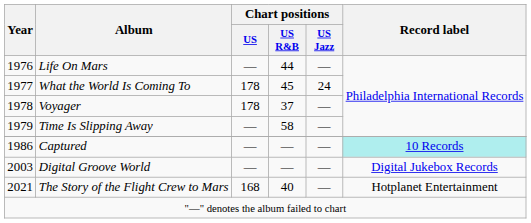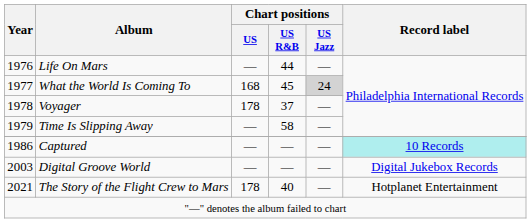(250, 85) 178 -> (250, 85) 168
(324, 85) no background -> (324, 85) lightgrey background
(250, 187) 168 -> (250, 187) 178
